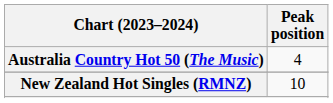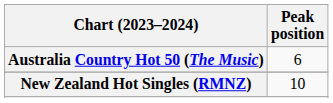(298, 59) 4 -> (298, 59) 6
